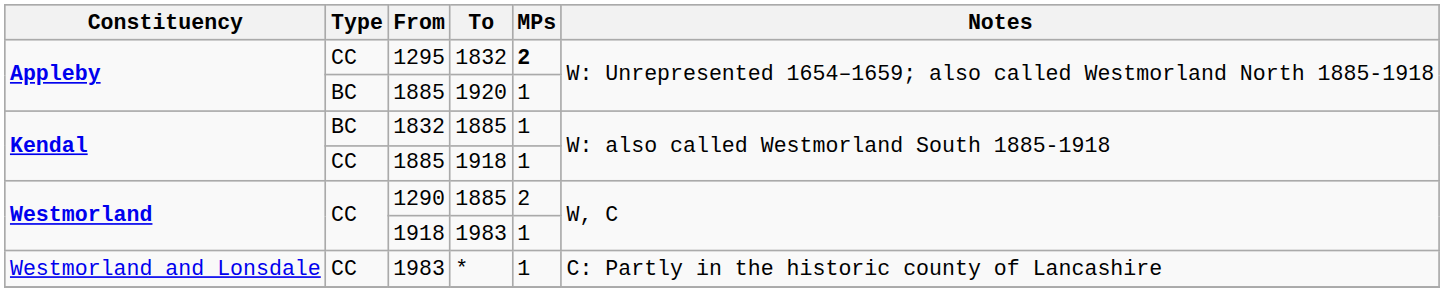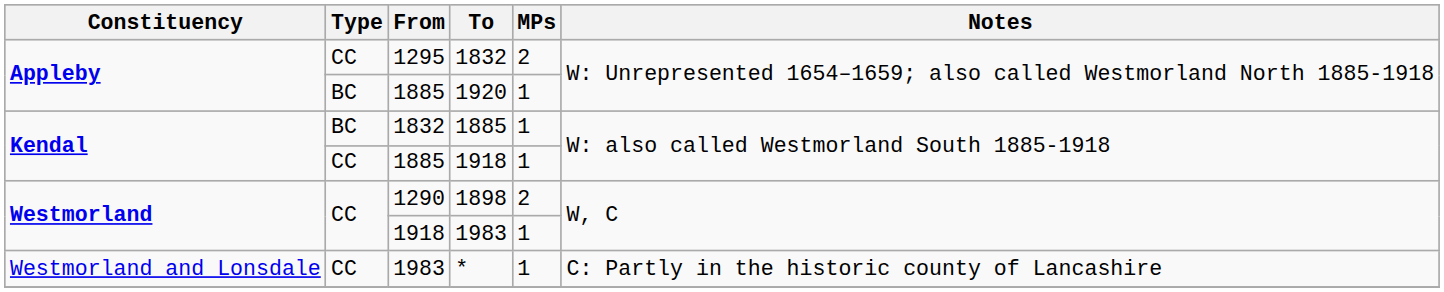(524, 58) bold -> (524, 58) normal
(481, 198) 1885 -> (481, 198) 1898
